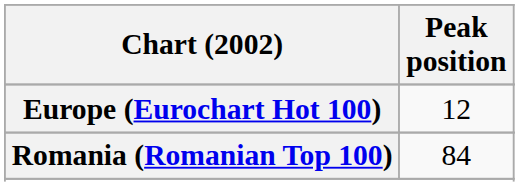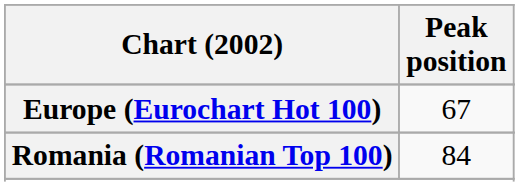(456, 108) 12 -> (456, 108) 67
